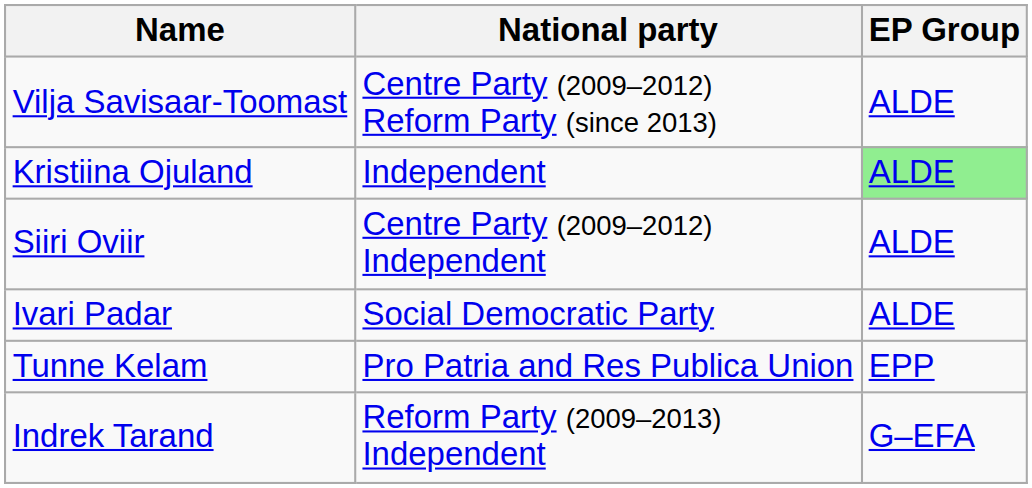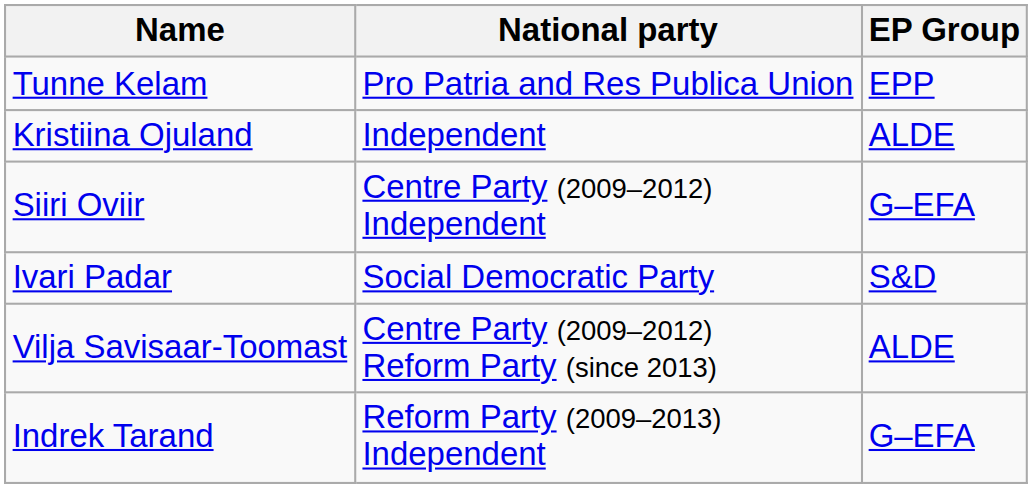rows swapped: (110, 366) <-> (180, 101)
(912, 172) lightgreen background -> (912, 135) no background
(912, 243) ALDE -> (922, 205) G–EFA
(912, 313) ALDE -> (903, 276) S&D
